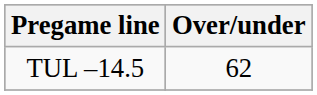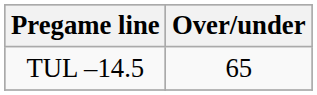(239, 68) 62 -> (239, 68) 65
